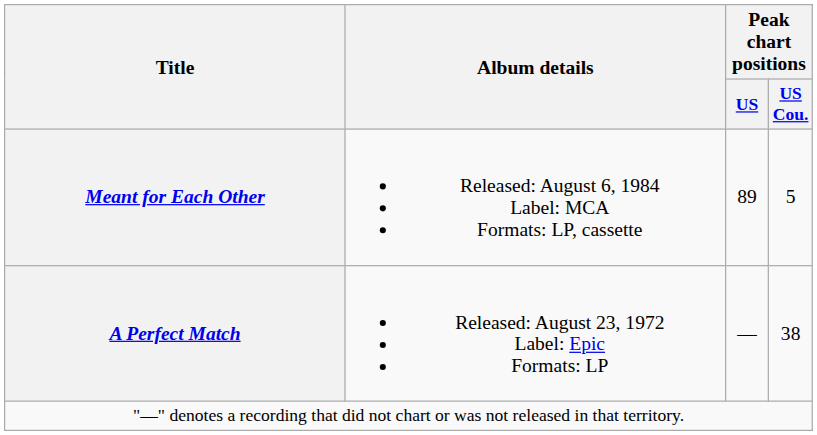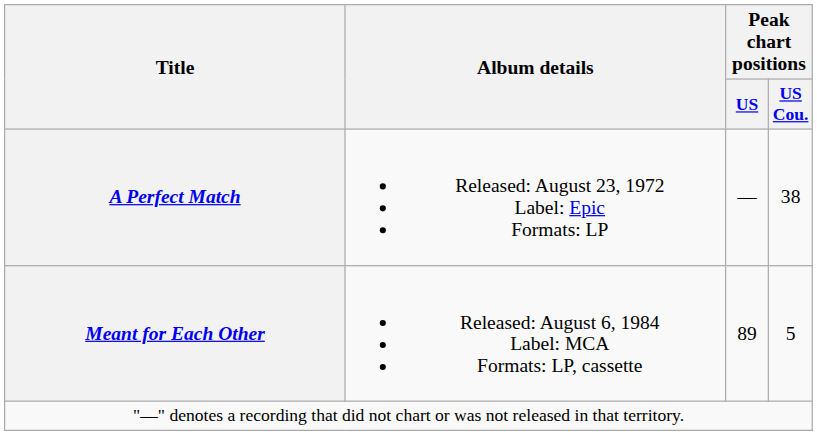rows swapped: (175, 332) <-> (175, 197)
